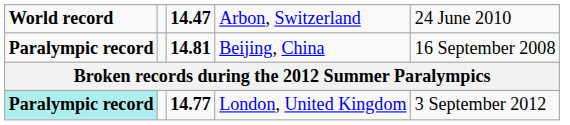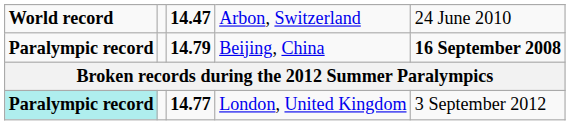(191, 47) 14.81 -> (191, 47) 14.79
(485, 47) normal -> (488, 47) bold
